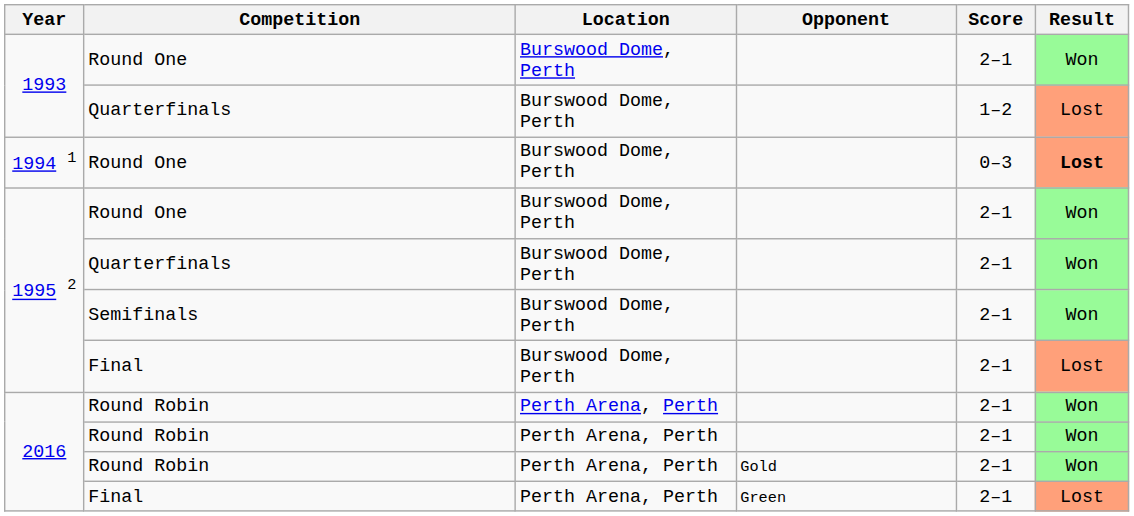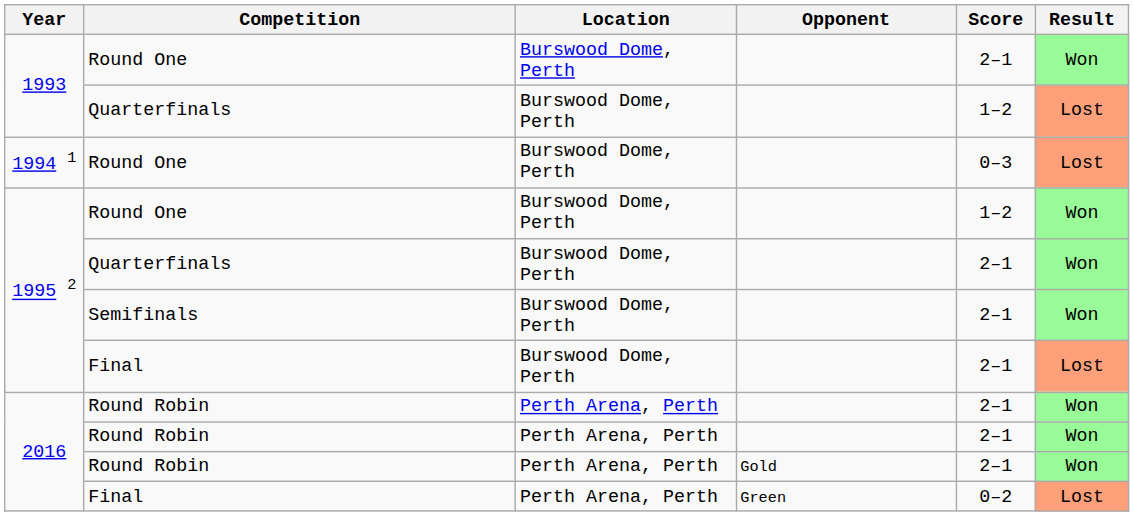(1082, 162) bold -> (1082, 162) normal
(996, 213) 2–1 -> (996, 213) 1–2
(996, 496) 2–1 -> (996, 496) 0–2
